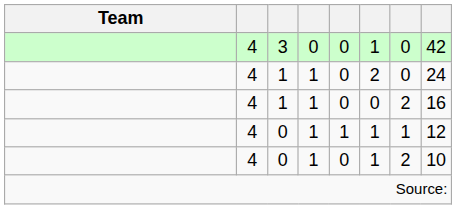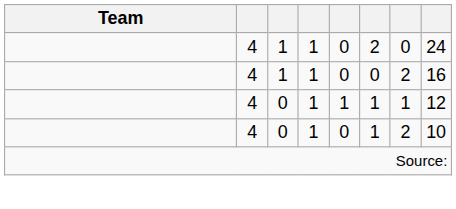- row: (283, 47)
